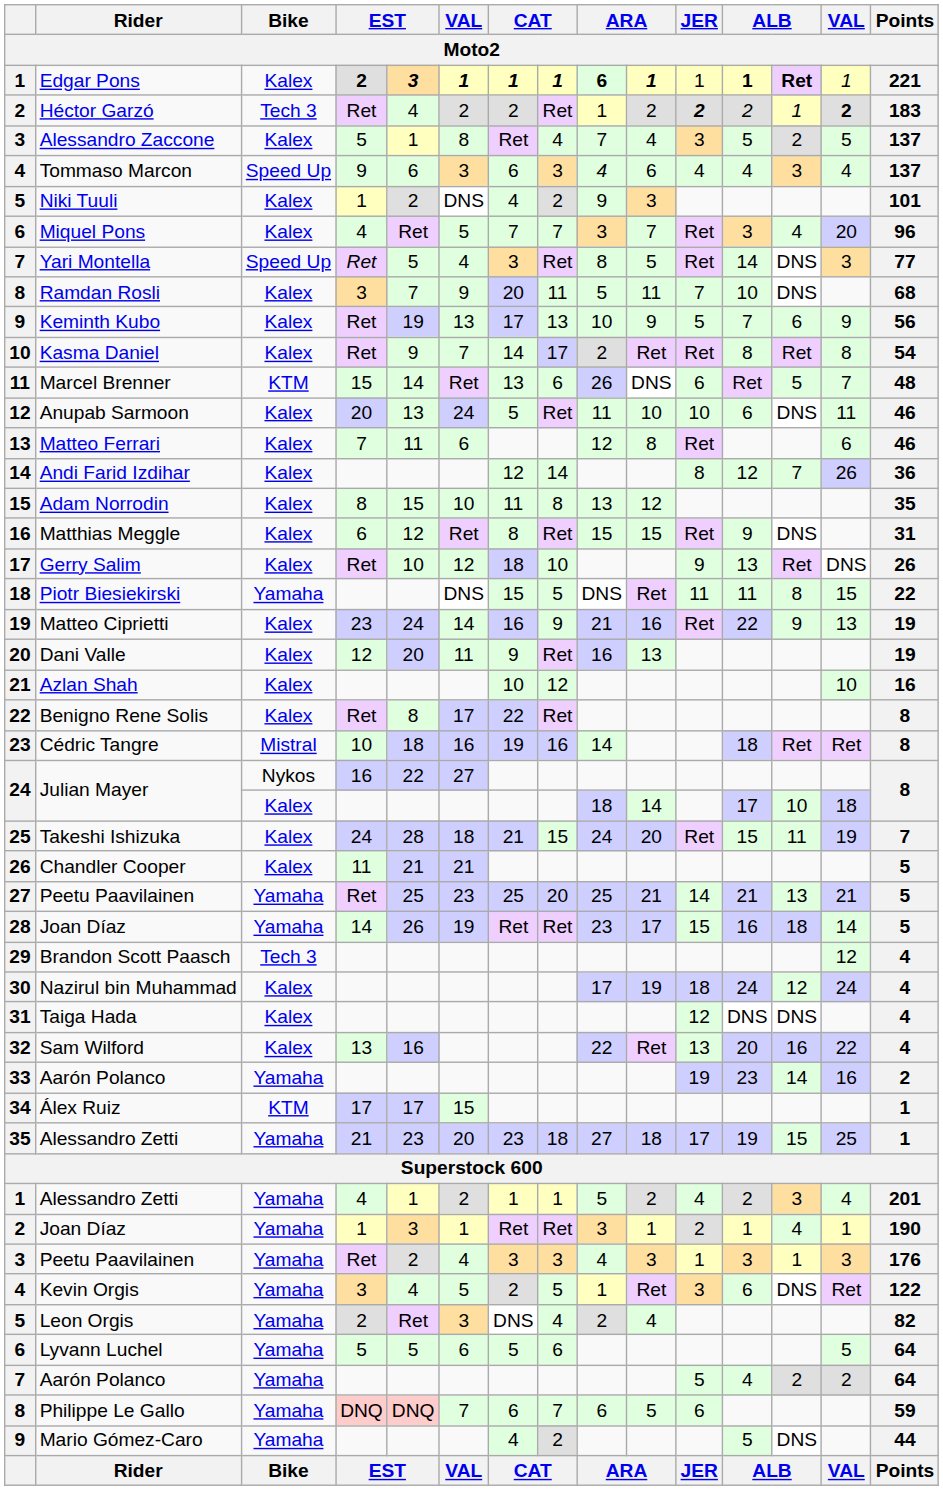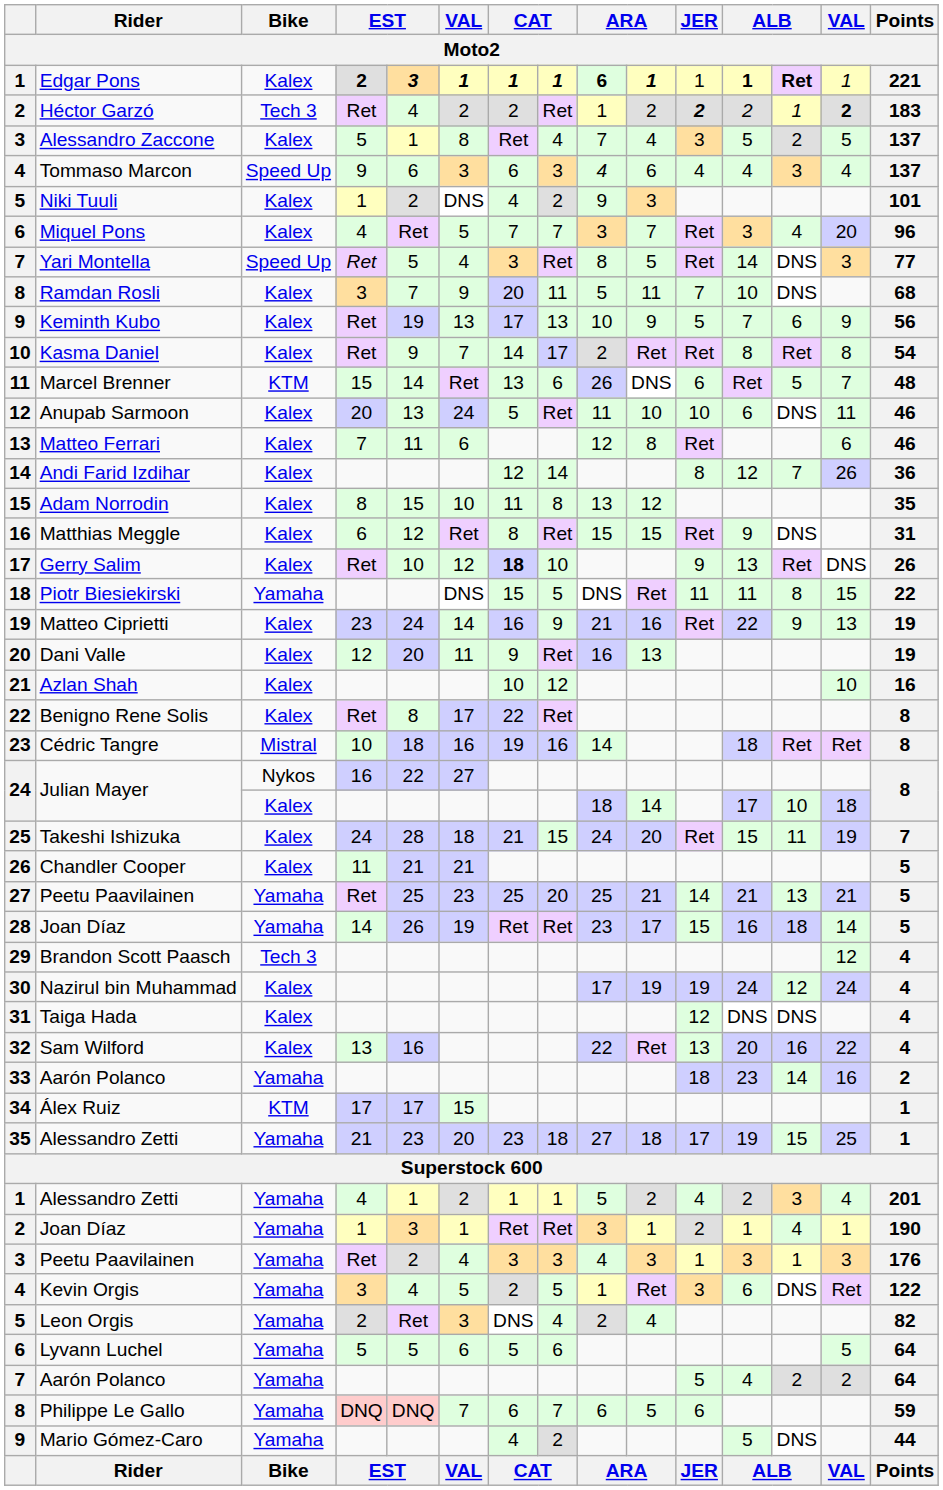(513, 563) normal -> (513, 563) bold
(699, 987) 18 -> (699, 987) 19
(699, 1077) 19 -> (699, 1077) 18
